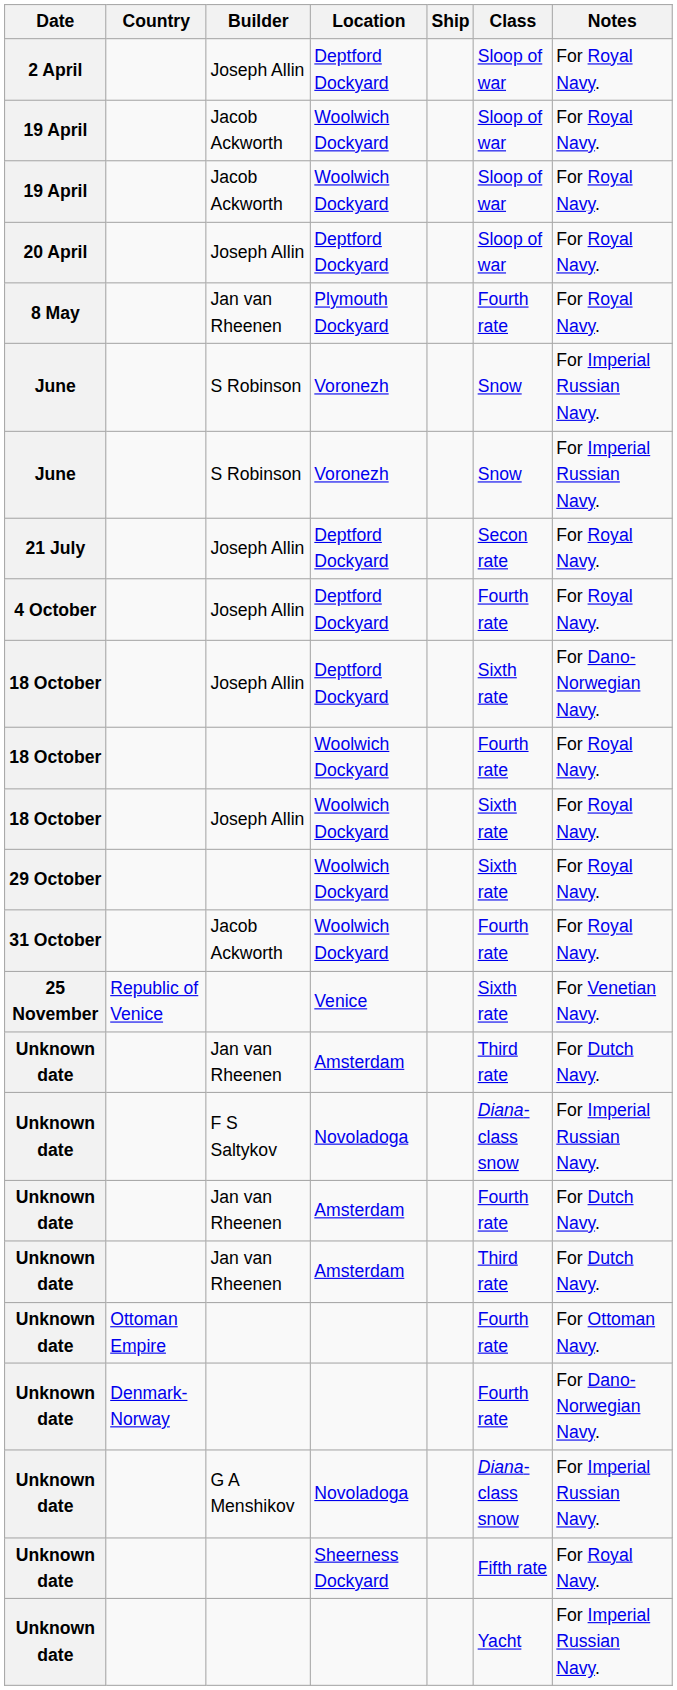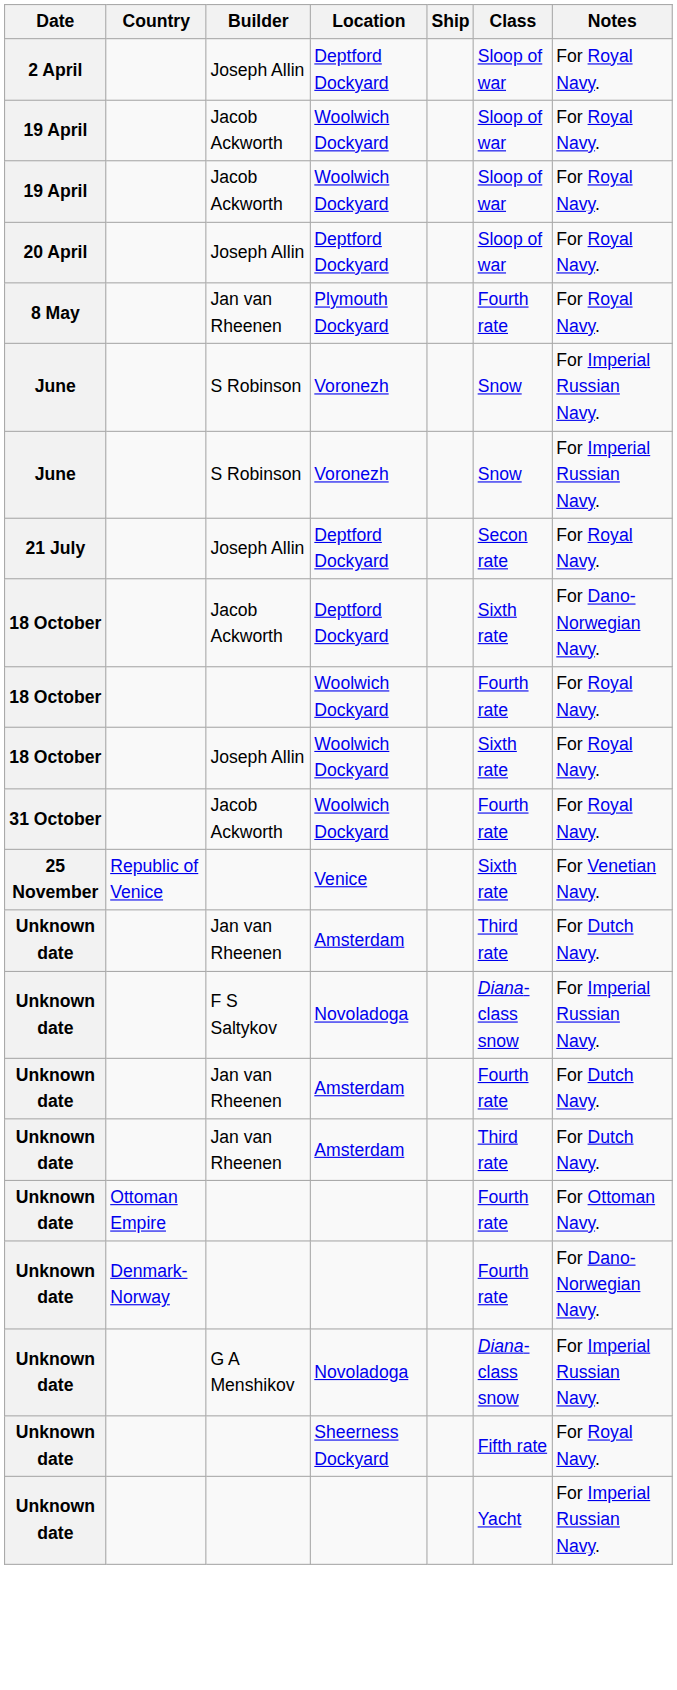- row: (55, 609)
(257, 683) Joseph Allin -> (247, 622) Jacob Ackworth
- row: (55, 879)
